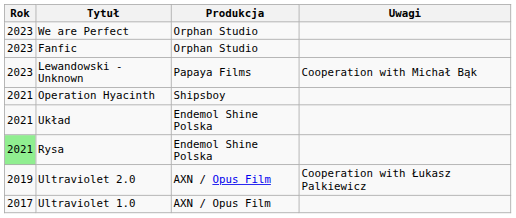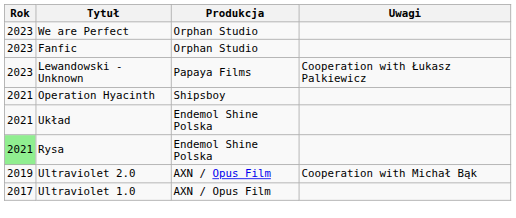(389, 72) Cooperation with Michał Bąk -> (376, 72) Cooperation with Łukasz Palkiewicz
(376, 180) Cooperation with Łukasz Palkiewicz -> (389, 174) Cooperation with Michał Bąk
